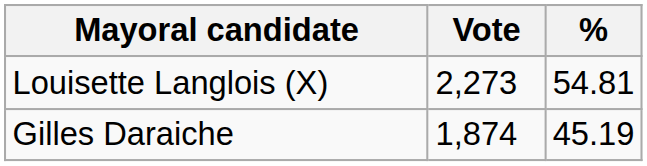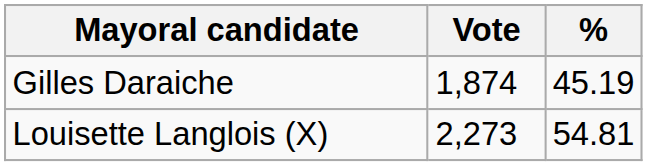rows swapped: (170, 82) <-> (123, 133)
